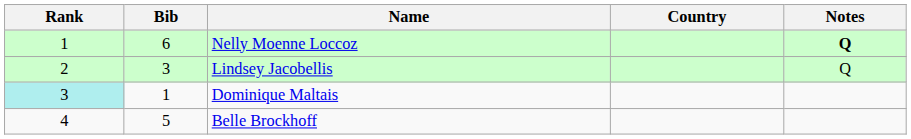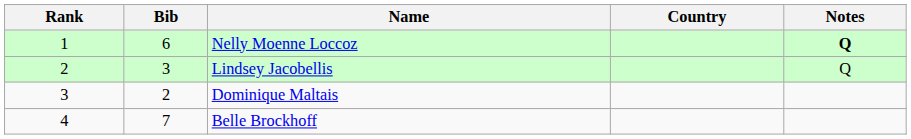(64, 95) paleturquoise background -> (64, 95) no background
(166, 95) 1 -> (166, 95) 2
(166, 120) 5 -> (166, 120) 7
